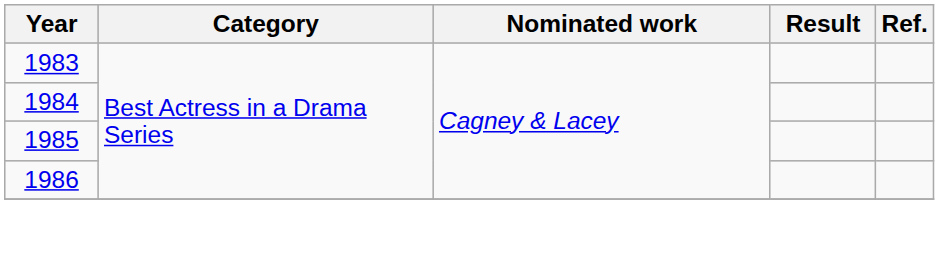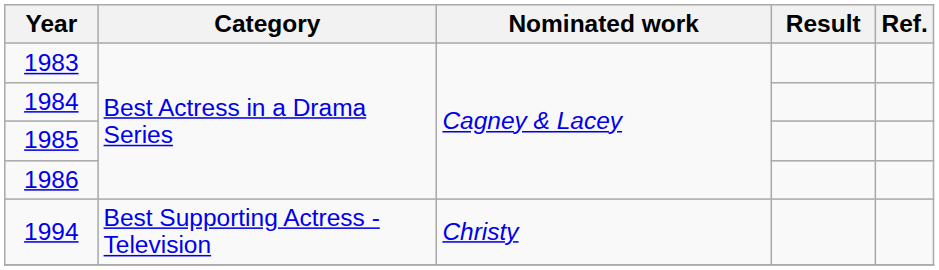+ row: (51, 231)
